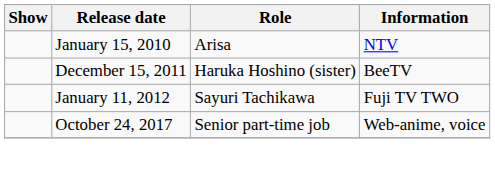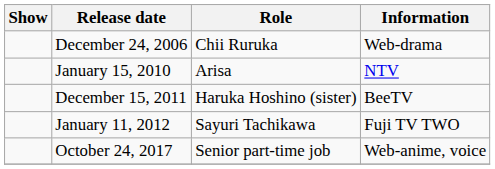+ row: (121, 44)
